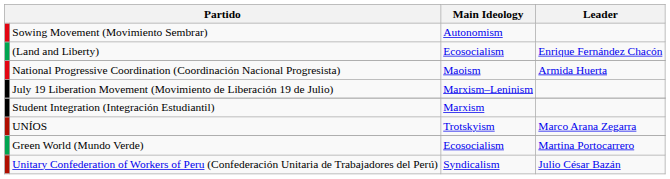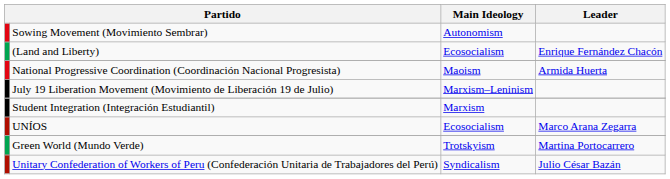(469, 126) Trotskyism -> (474, 126) Ecosocialism
(474, 145) Ecosocialism -> (469, 145) Trotskyism
